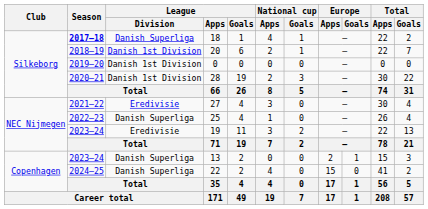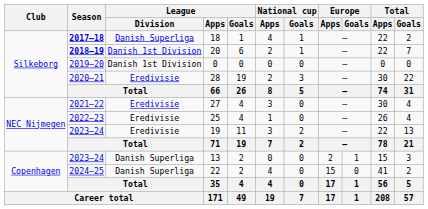(87, 51) normal -> (87, 51) bold
(155, 78) Danish 1st Division -> (155, 78) Eredivisie
(155, 118) Danish Superliga -> (155, 118) Eredivisie
